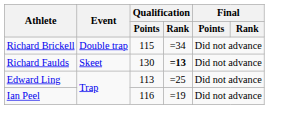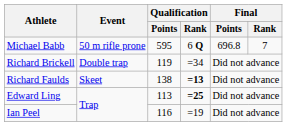+ row: (36, 46)
(147, 46) 115 -> (164, 62) 119
(147, 62) 130 -> (164, 79) 138
(178, 79) normal -> (195, 96) bold
